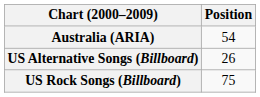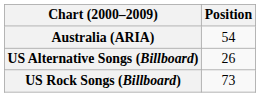(228, 80) 75 -> (228, 80) 73
